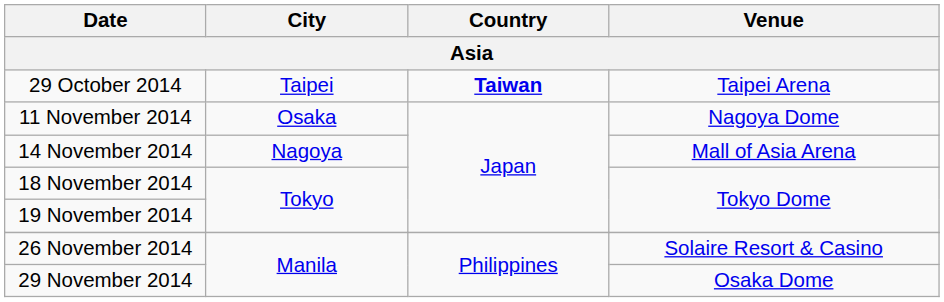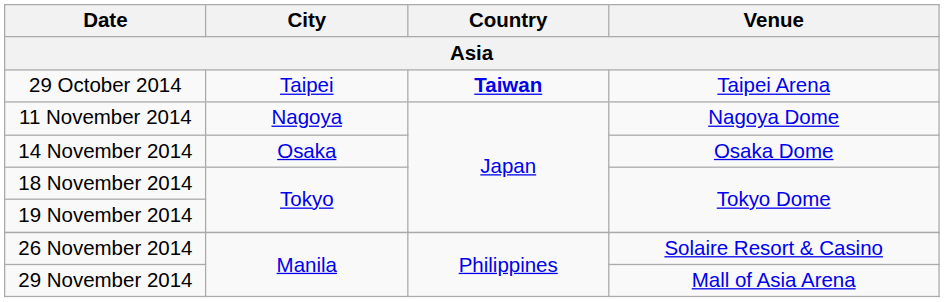(307, 118) Osaka -> (307, 118) Nagoya
(307, 150) Nagoya -> (307, 150) Osaka
(774, 150) Mall of Asia Arena -> (774, 150) Osaka Dome
(774, 280) Osaka Dome -> (774, 280) Mall of Asia Arena
